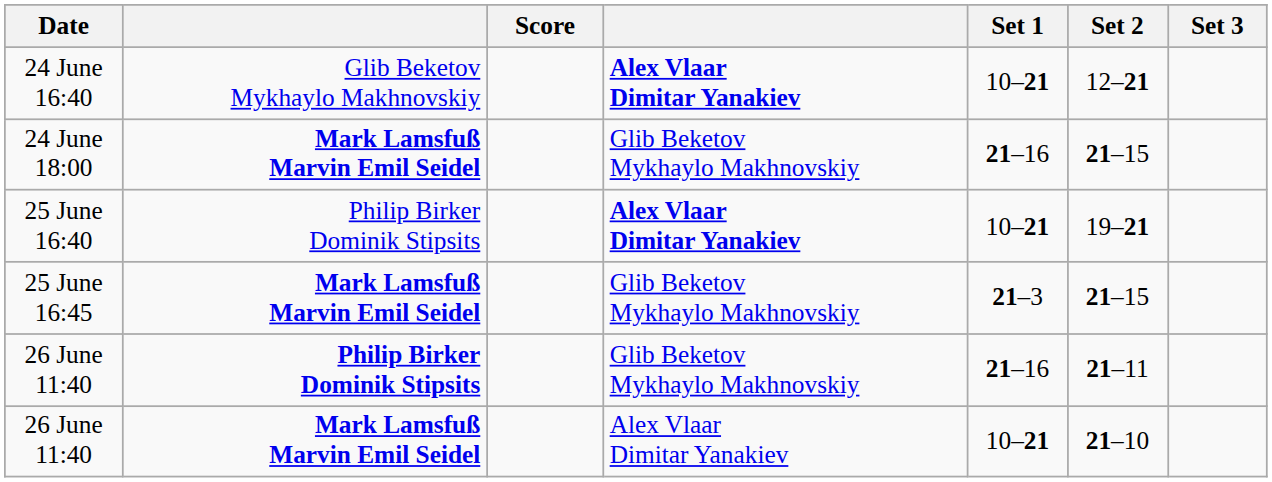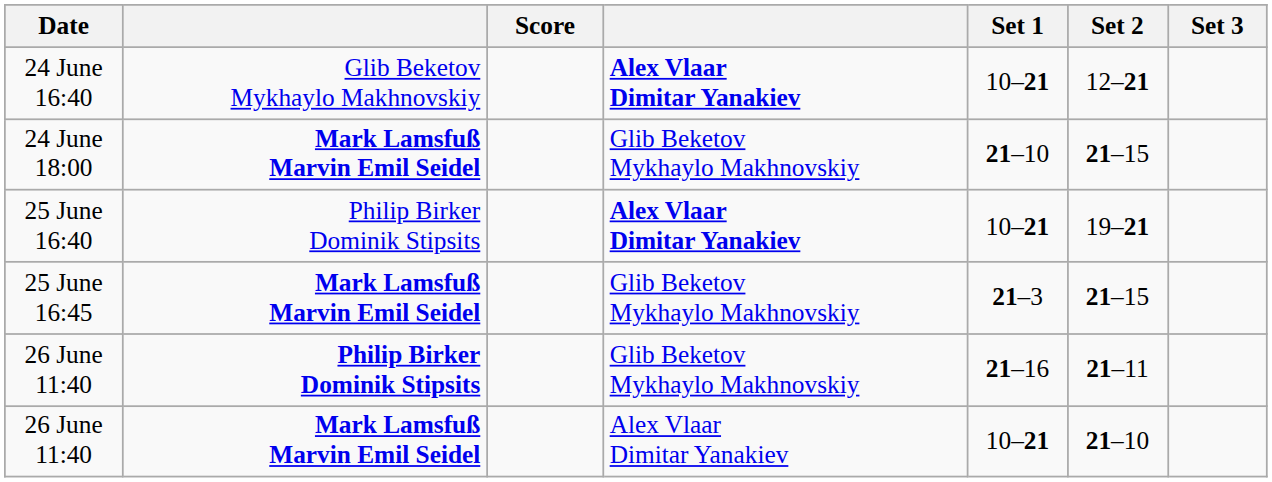(1018, 154) 21–16 -> (1018, 154) 21–10
